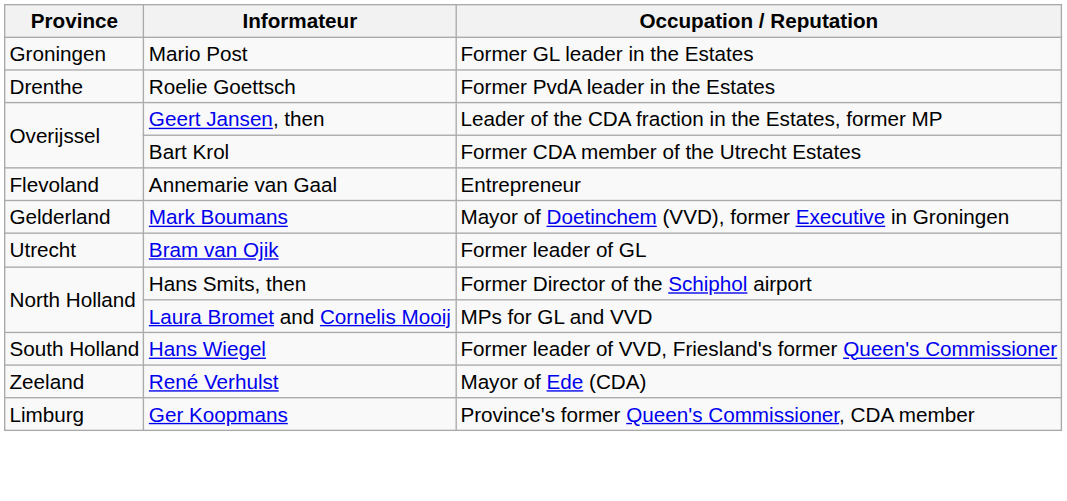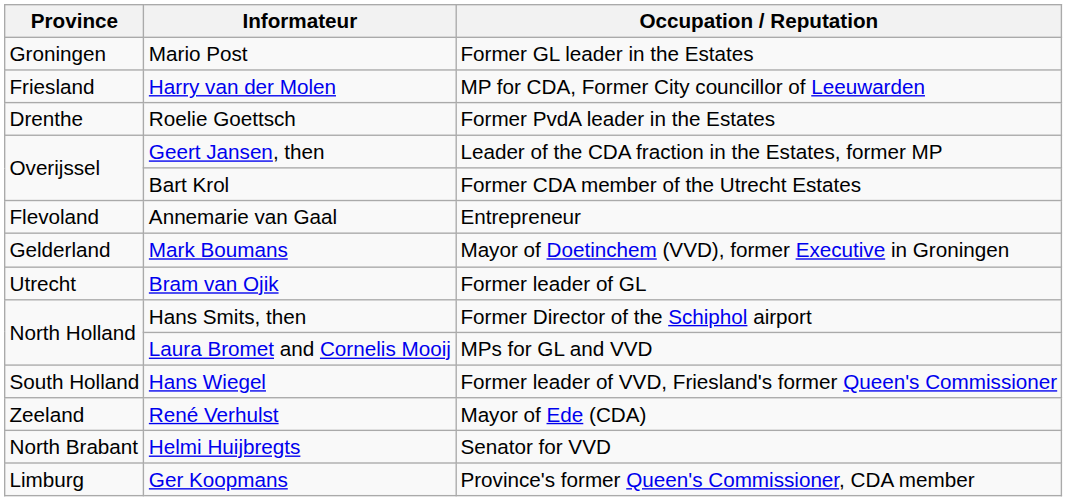+ row: (242, 87)
+ row: (225, 447)
